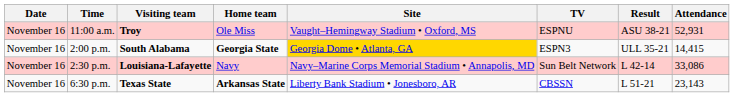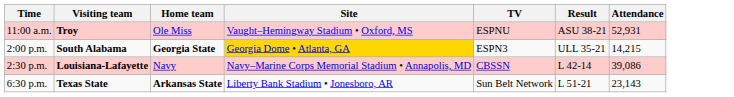- column: (36, 13)
(689, 48) 14,415 -> (626, 48) 14,215
(578, 66) Sun Belt Network -> (493, 66) CBSSN
(689, 66) 33,086 -> (626, 66) 39,086
(556, 83) CBSSN -> (515, 83) Sun Belt Network
